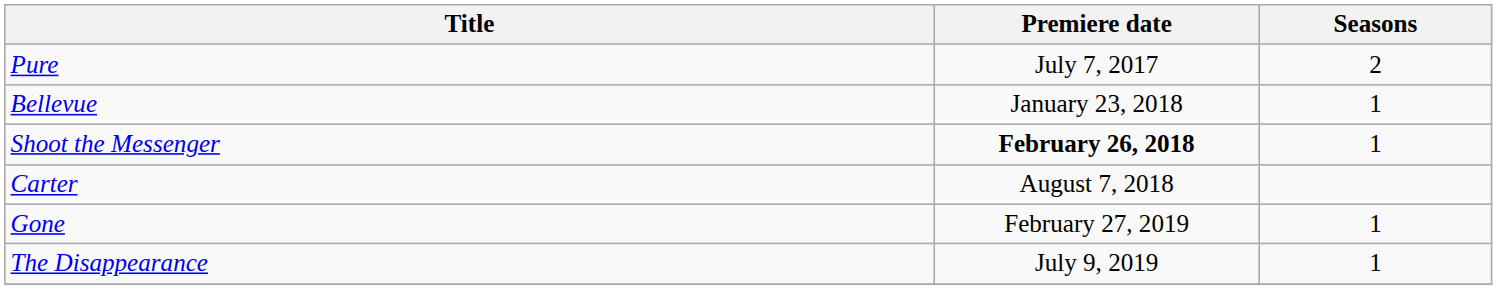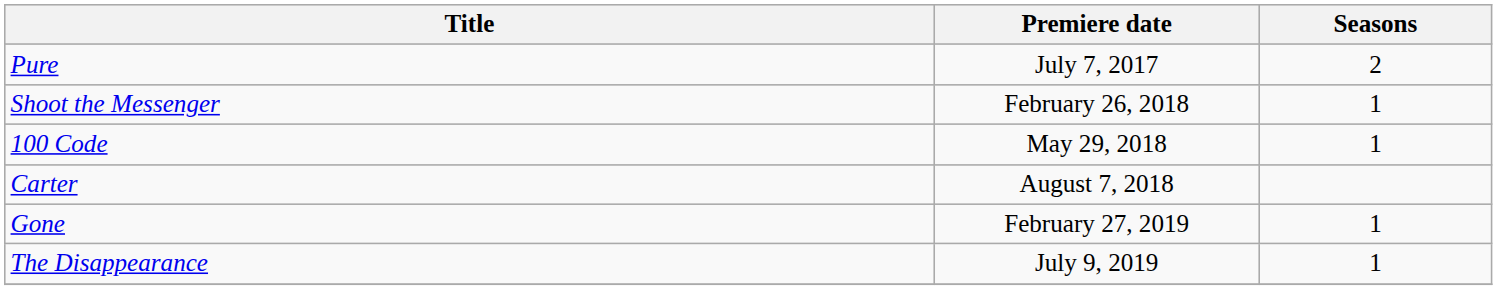- row: (54, 104)
(1097, 143) bold -> (1097, 104) normal
+ row: (59, 143)
